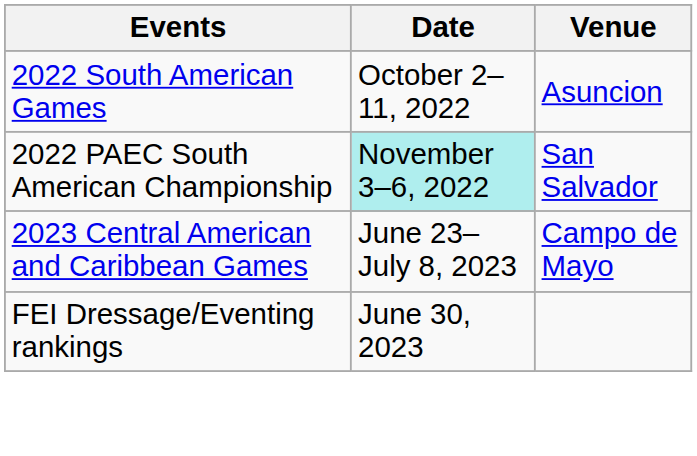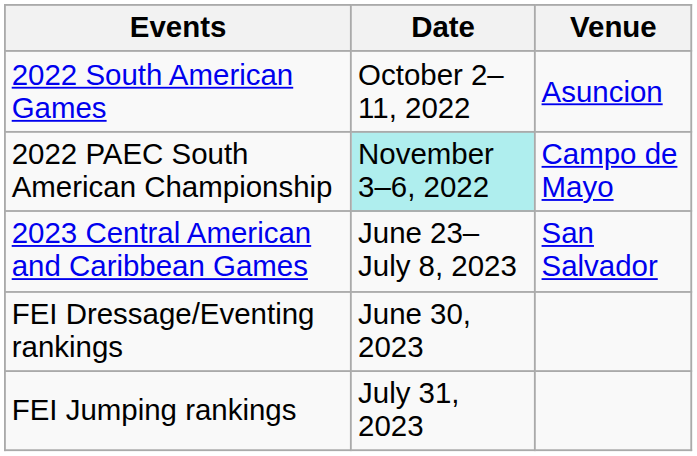(600, 170) San Salvador -> (609, 170) Campo de Mayo
(609, 250) Campo de Mayo -> (600, 250) San Salvador
+ row: (154, 410)
